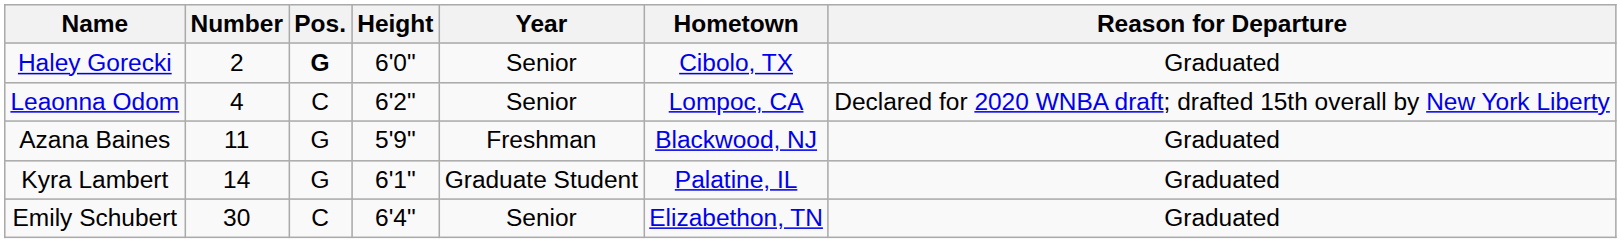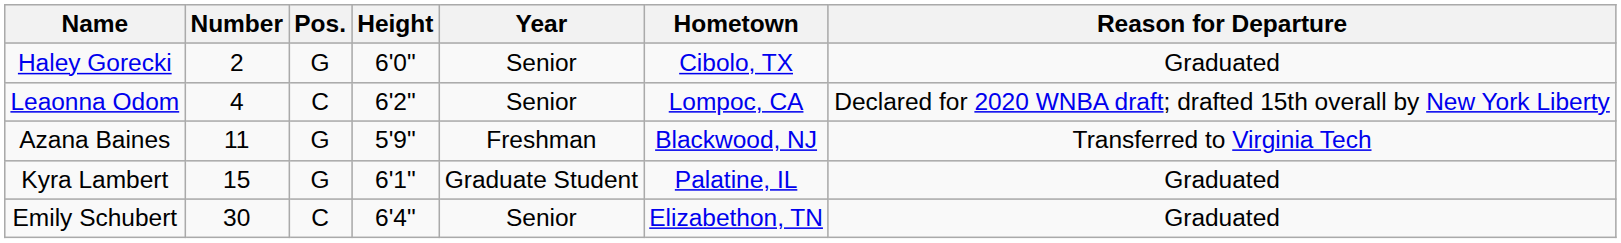(320, 62) bold -> (320, 62) normal
(1222, 140) Graduated -> (1222, 140) Transferred to Virginia Tech
(237, 179) 14 -> (237, 179) 15
